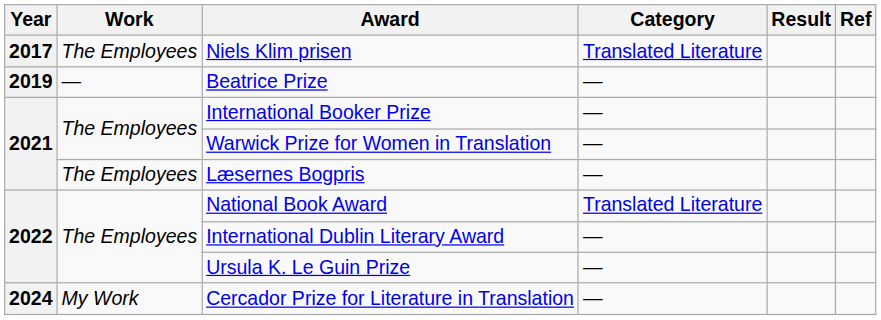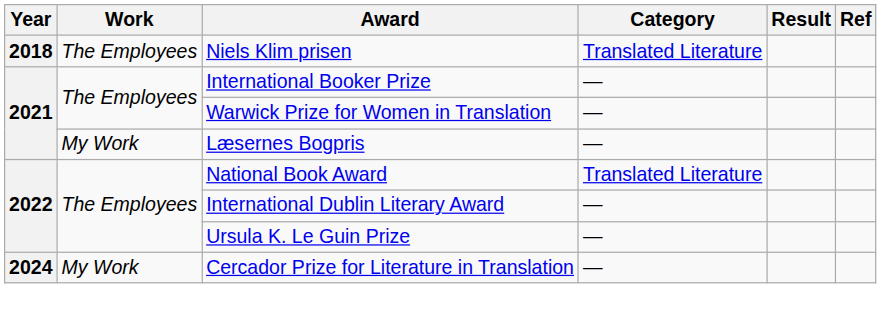(31, 50) 2017 -> (31, 50) 2018
- row: (267, 81)
(129, 174) The Employees -> (100, 143) My Work
